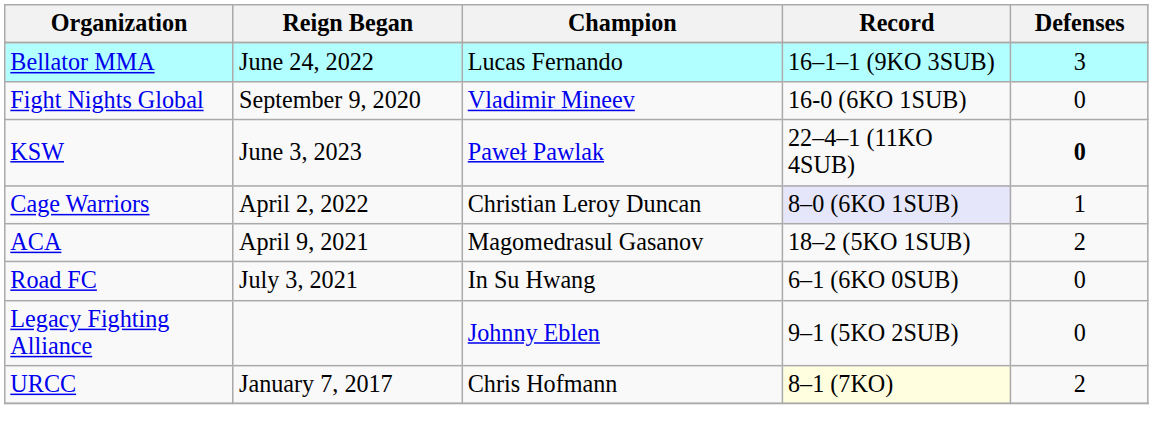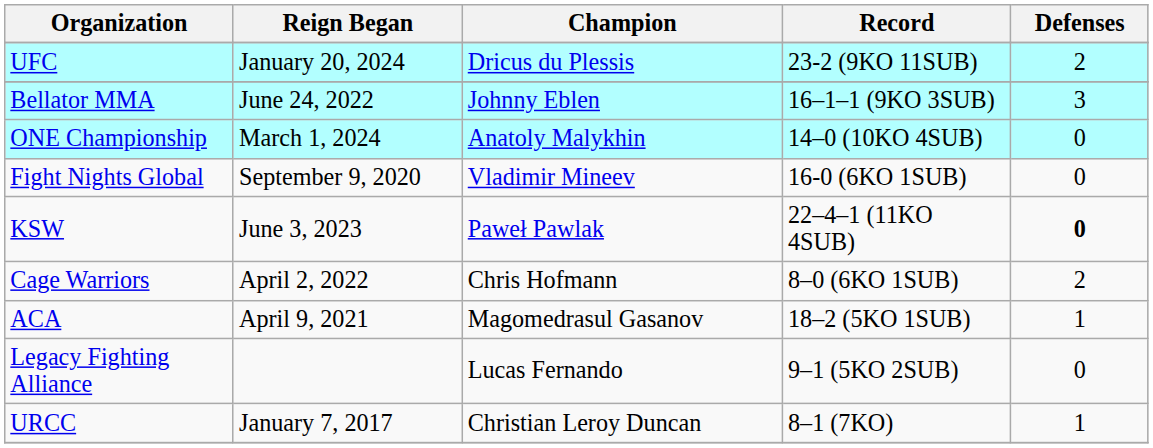+ row: (34, 61)
(545, 61) Lucas Fernando -> (534, 100) Johnny Eblen
+ row: (109, 138)
(585, 204) Christian Leroy Duncan -> (543, 280) Chris Hofmann
(873, 204) lavender background -> (873, 280) no background
(1080, 204) 1 -> (1080, 280) 2
(1080, 242) 2 -> (1080, 319) 1
- row: (54, 280)
(534, 332) Johnny Eblen -> (545, 370) Lucas Fernando
(543, 384) Chris Hofmann -> (585, 422) Christian Leroy Duncan
(841, 384) lightyellow background -> (841, 422) no background
(1080, 384) 2 -> (1080, 422) 1
